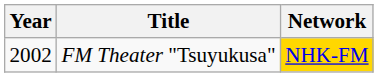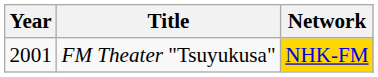(31, 54) 2002 -> (31, 54) 2001
